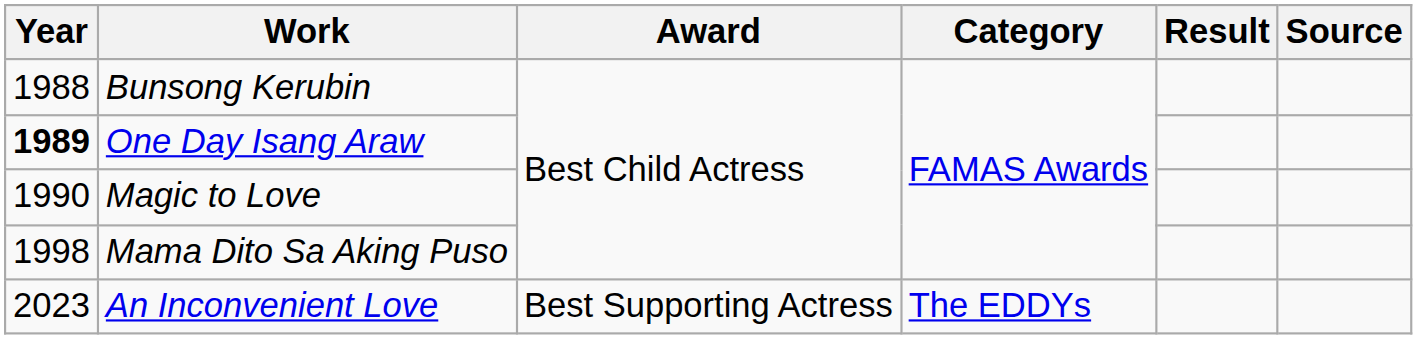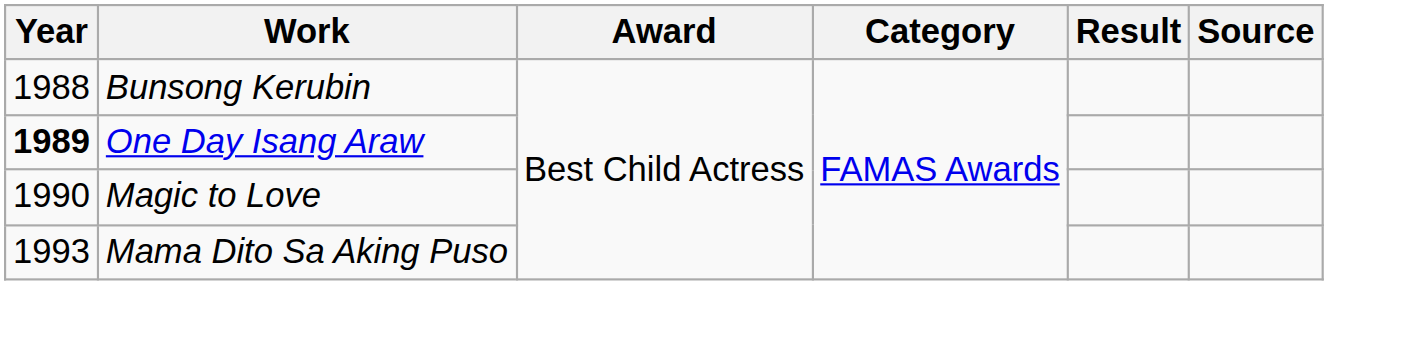(51, 251) 1998 -> (51, 251) 1993
- row: (272, 305)
